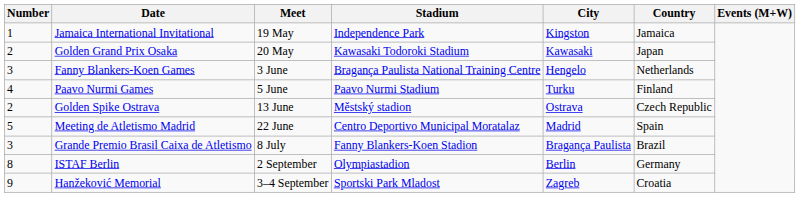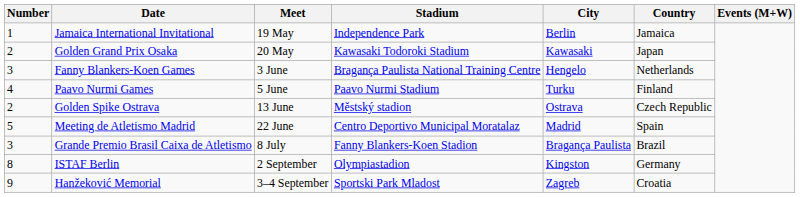(568, 32) Kingston -> (561, 32) Berlin
(561, 164) Berlin -> (568, 164) Kingston
